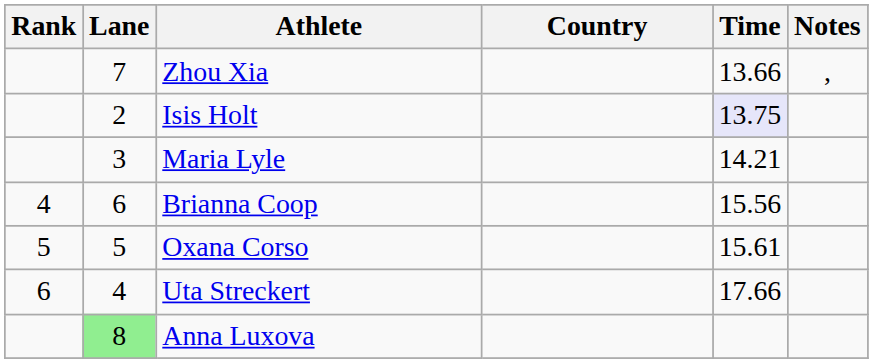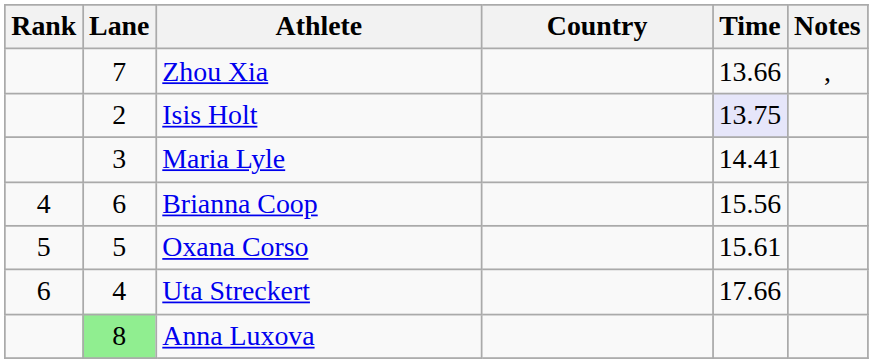(750, 159) 14.21 -> (750, 159) 14.41
